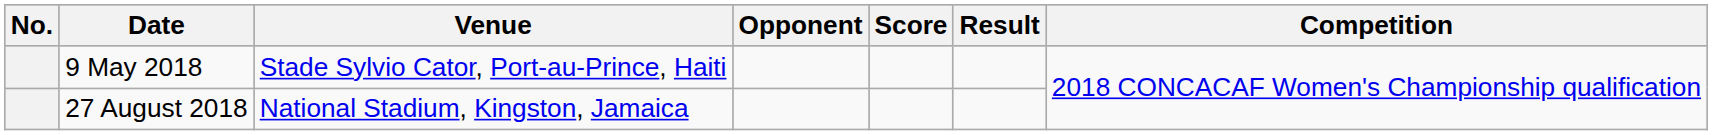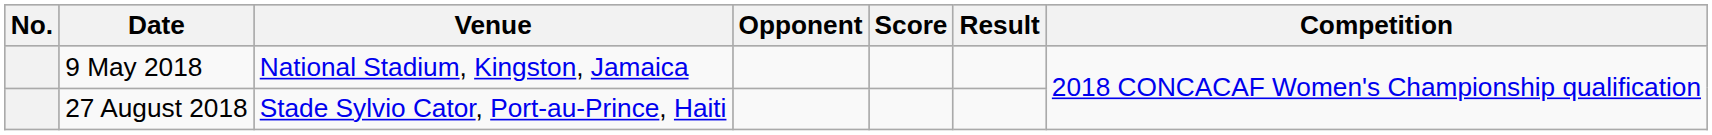(493, 66) Stade Sylvio Cator, Port-au-Prince, Haiti -> (474, 66) National Stadium, Kingston, Jamaica
(474, 108) National Stadium, Kingston, Jamaica -> (493, 108) Stade Sylvio Cator, Port-au-Prince, Haiti
